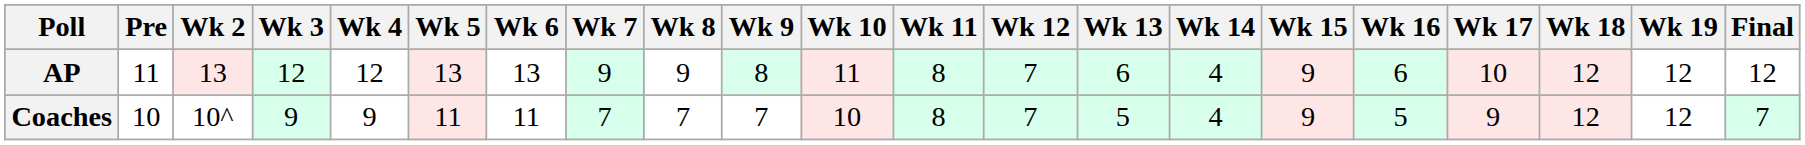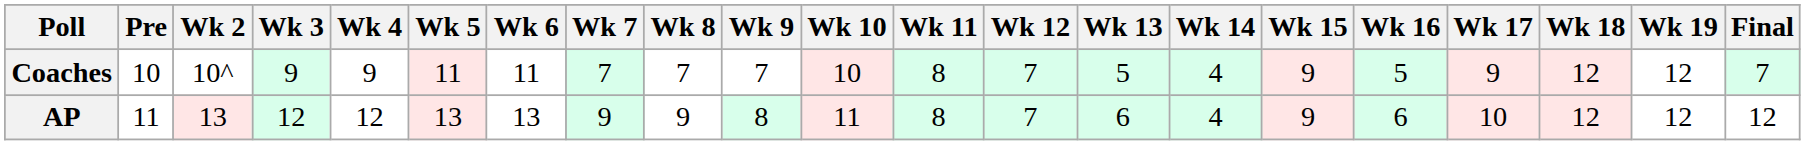rows swapped: (62, 71) <-> (62, 116)
